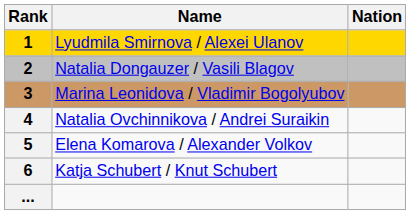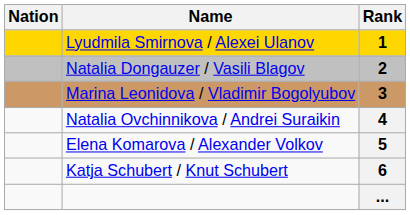columns swapped: (28, 17) <-> (377, 17)
